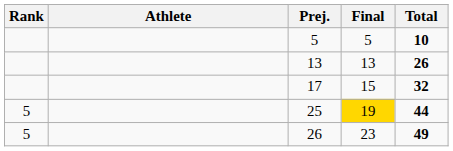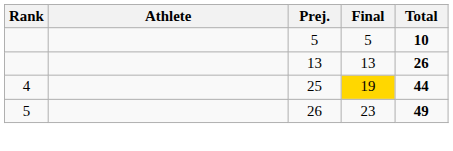- row: (315, 87)
(26, 110) 5 -> (26, 87) 4
